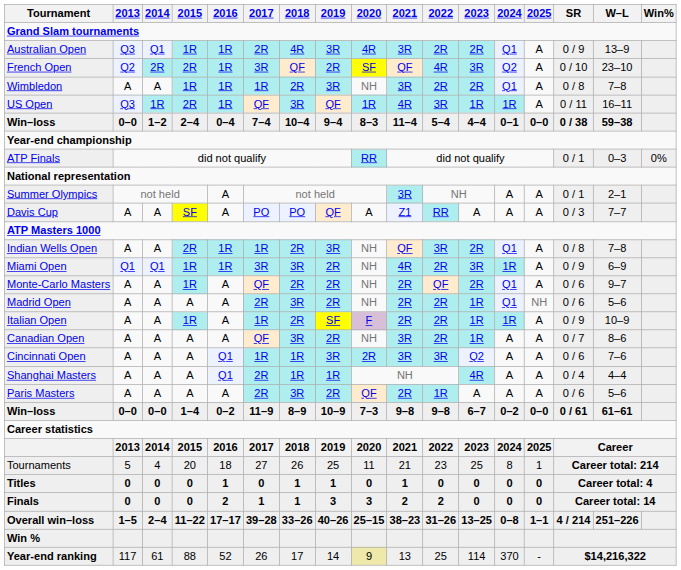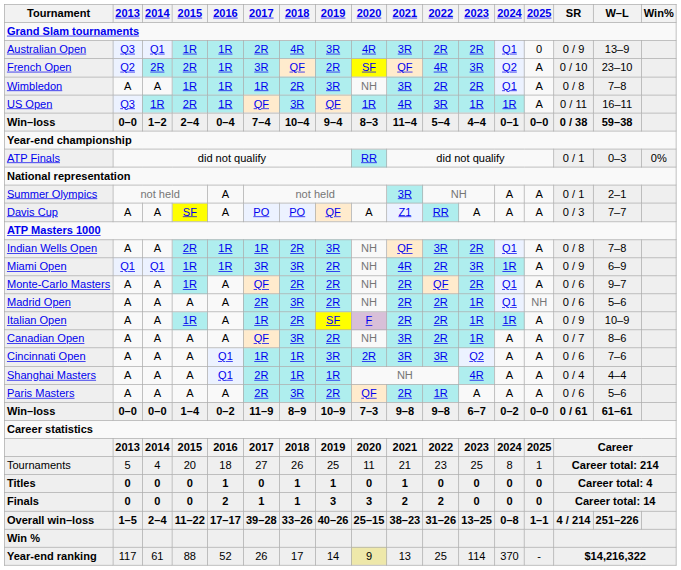(539, 50) A -> (539, 50) 0
